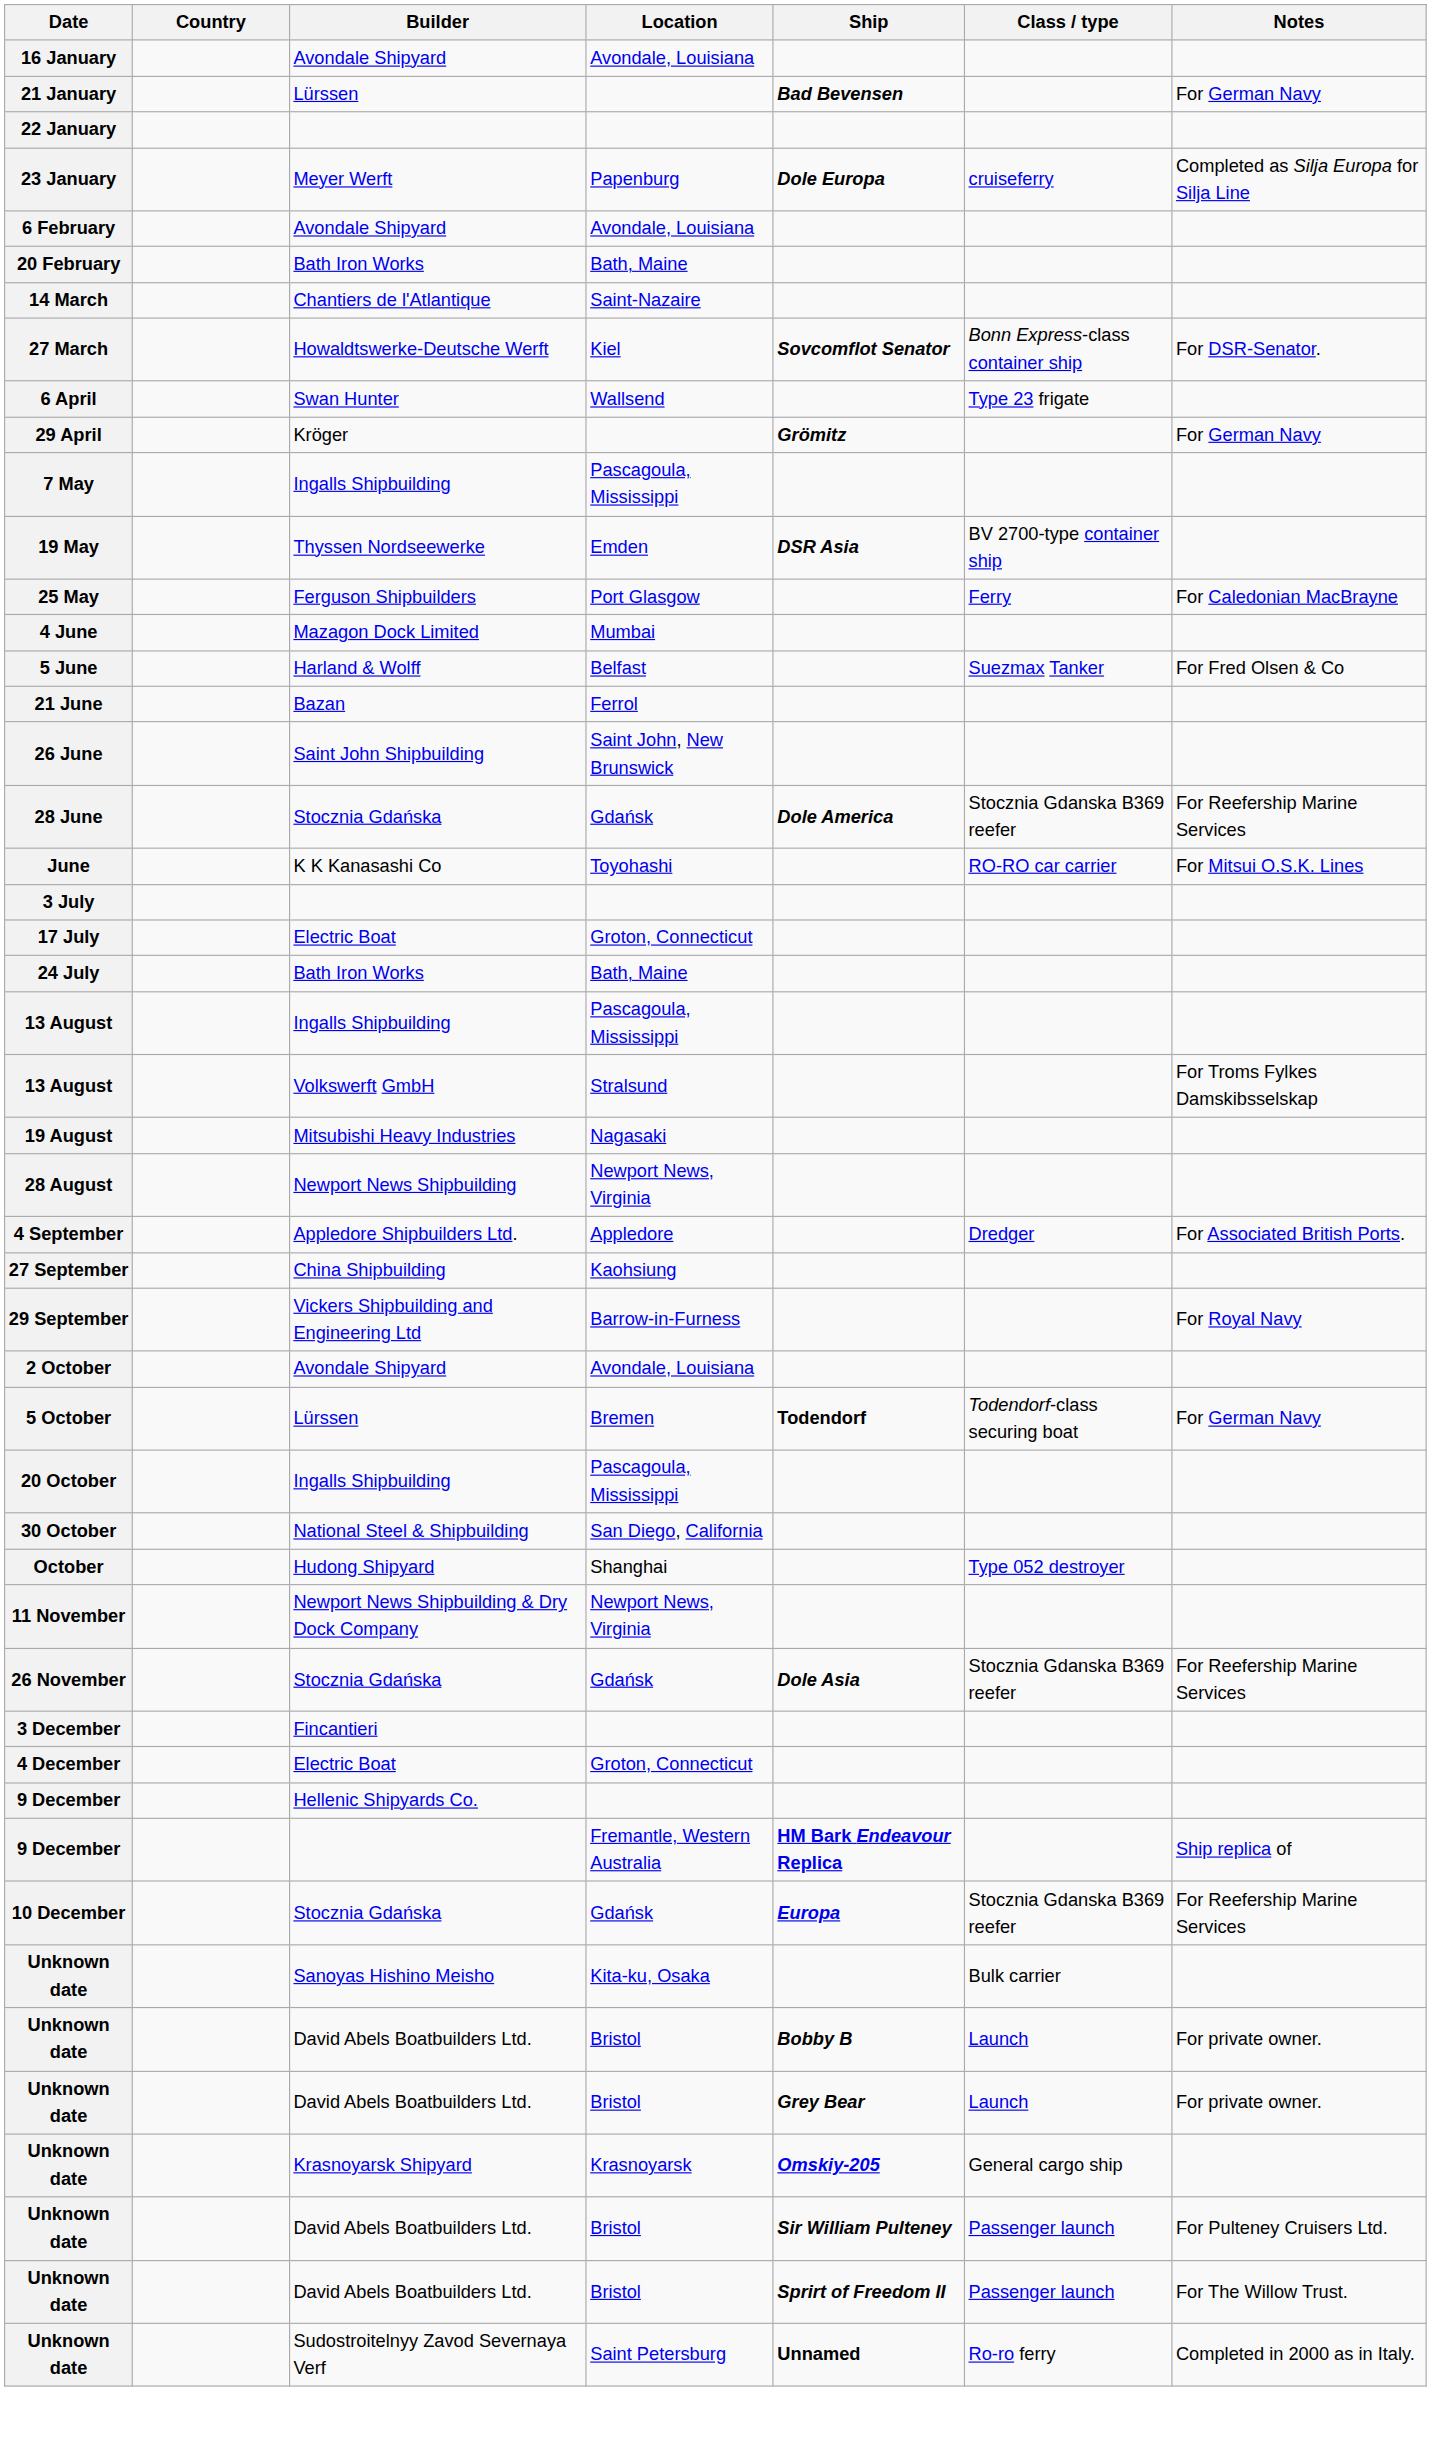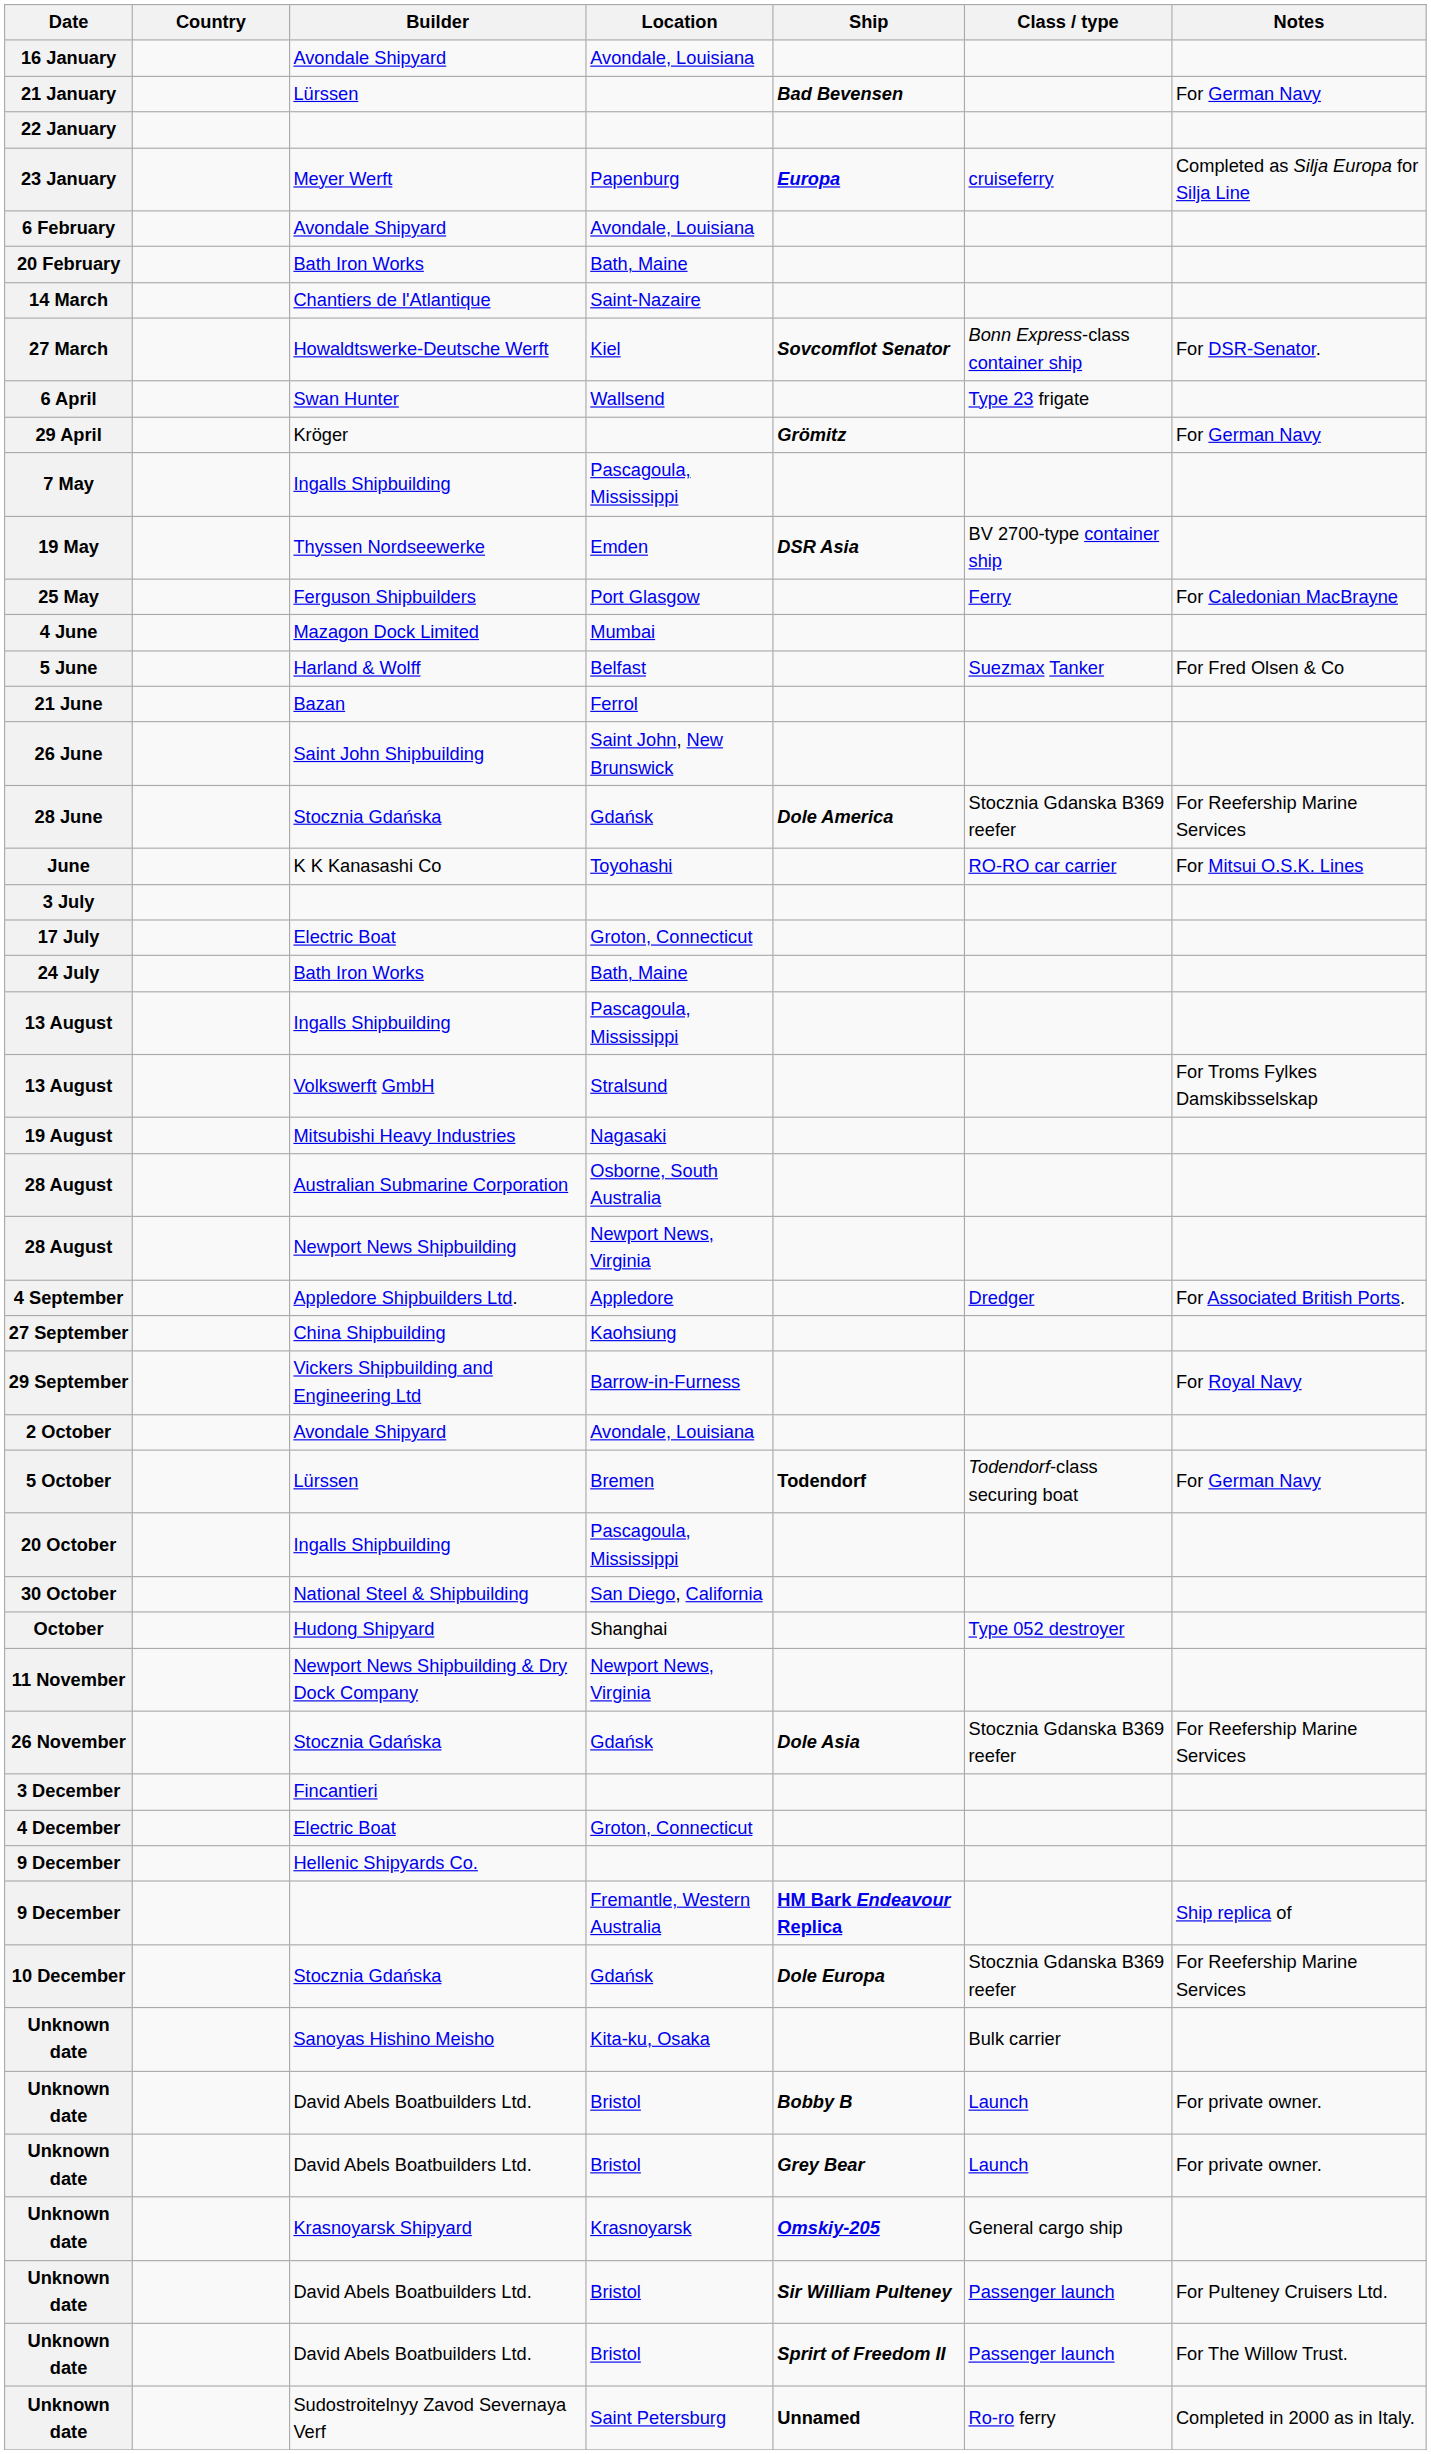(831, 179) Dole Europa -> (809, 179) Europa
+ row: (69, 1184)
(809, 1912) Europa -> (831, 1976) Dole Europa
